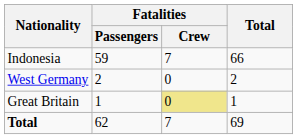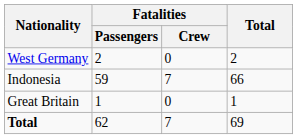rows swapped: (34, 58) <-> (48, 79)
(168, 101) khaki background -> (168, 101) no background
